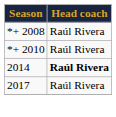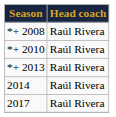+ row: (26, 67)
(79, 67) bold -> (77, 85) normal
